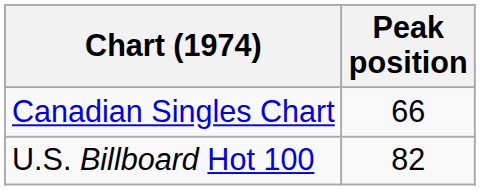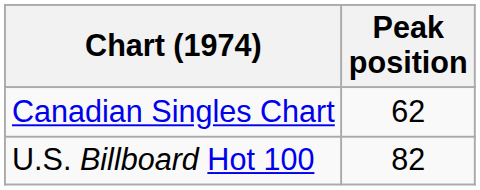(408, 111) 66 -> (408, 111) 62
